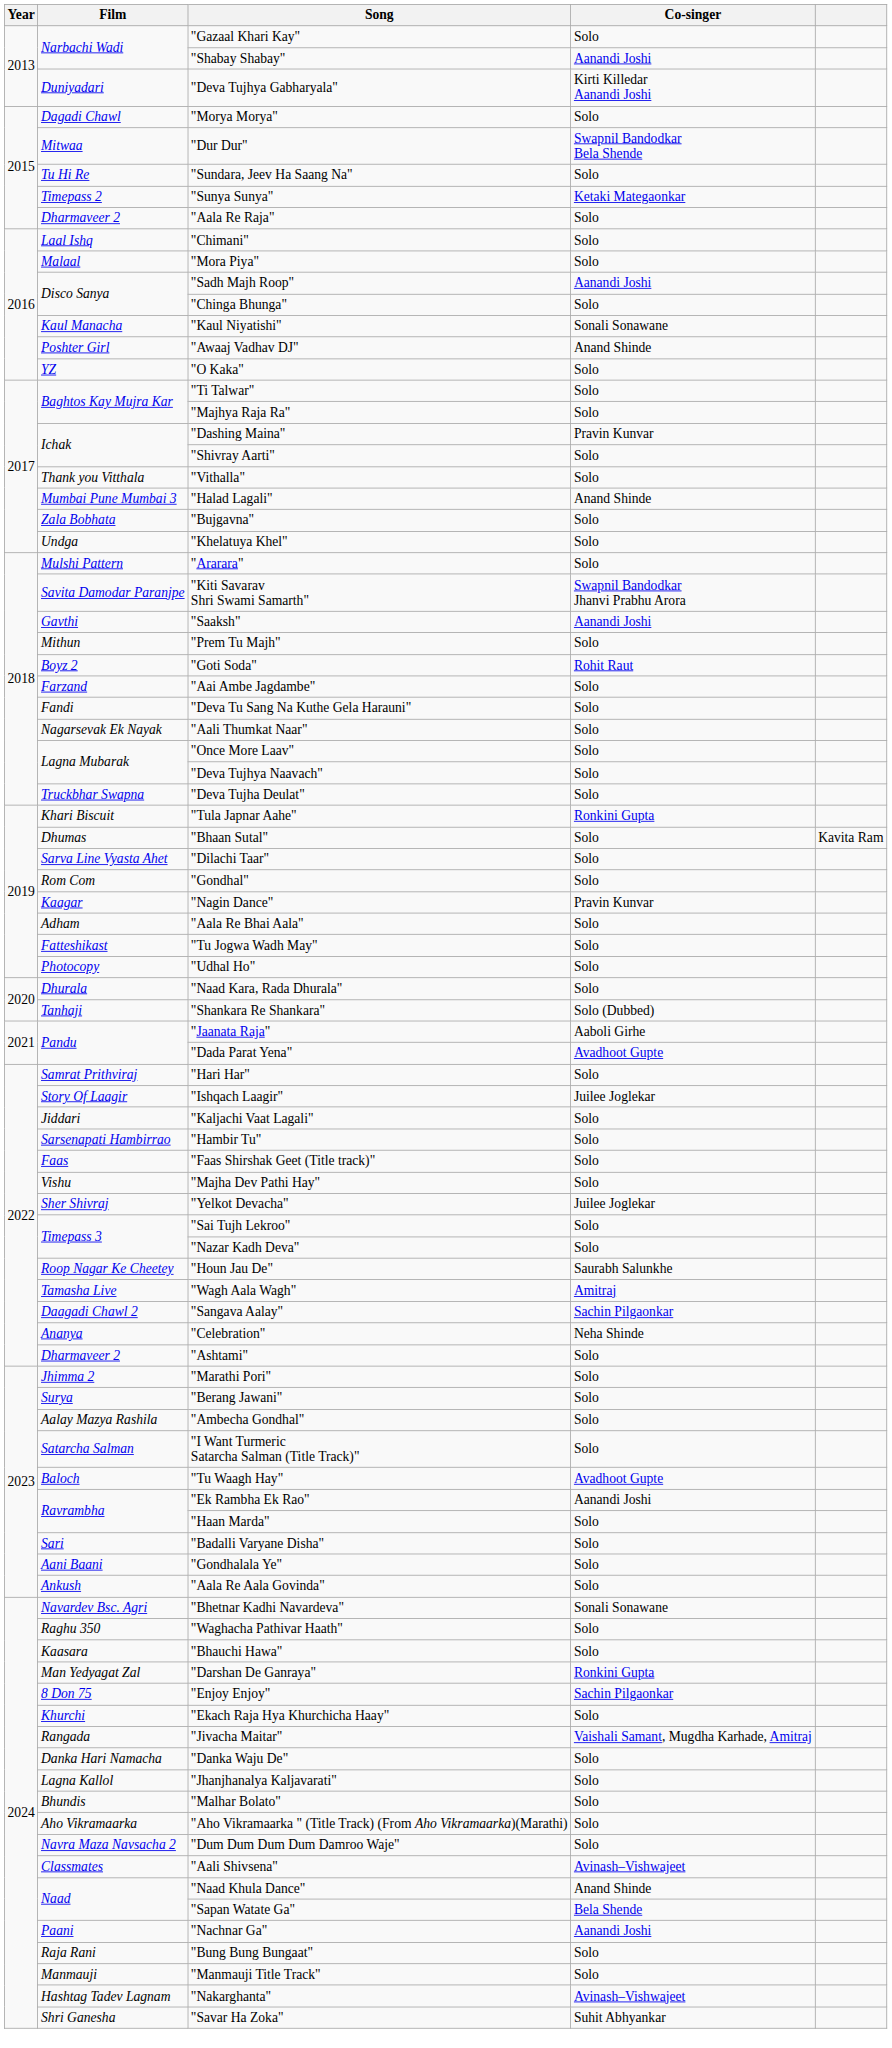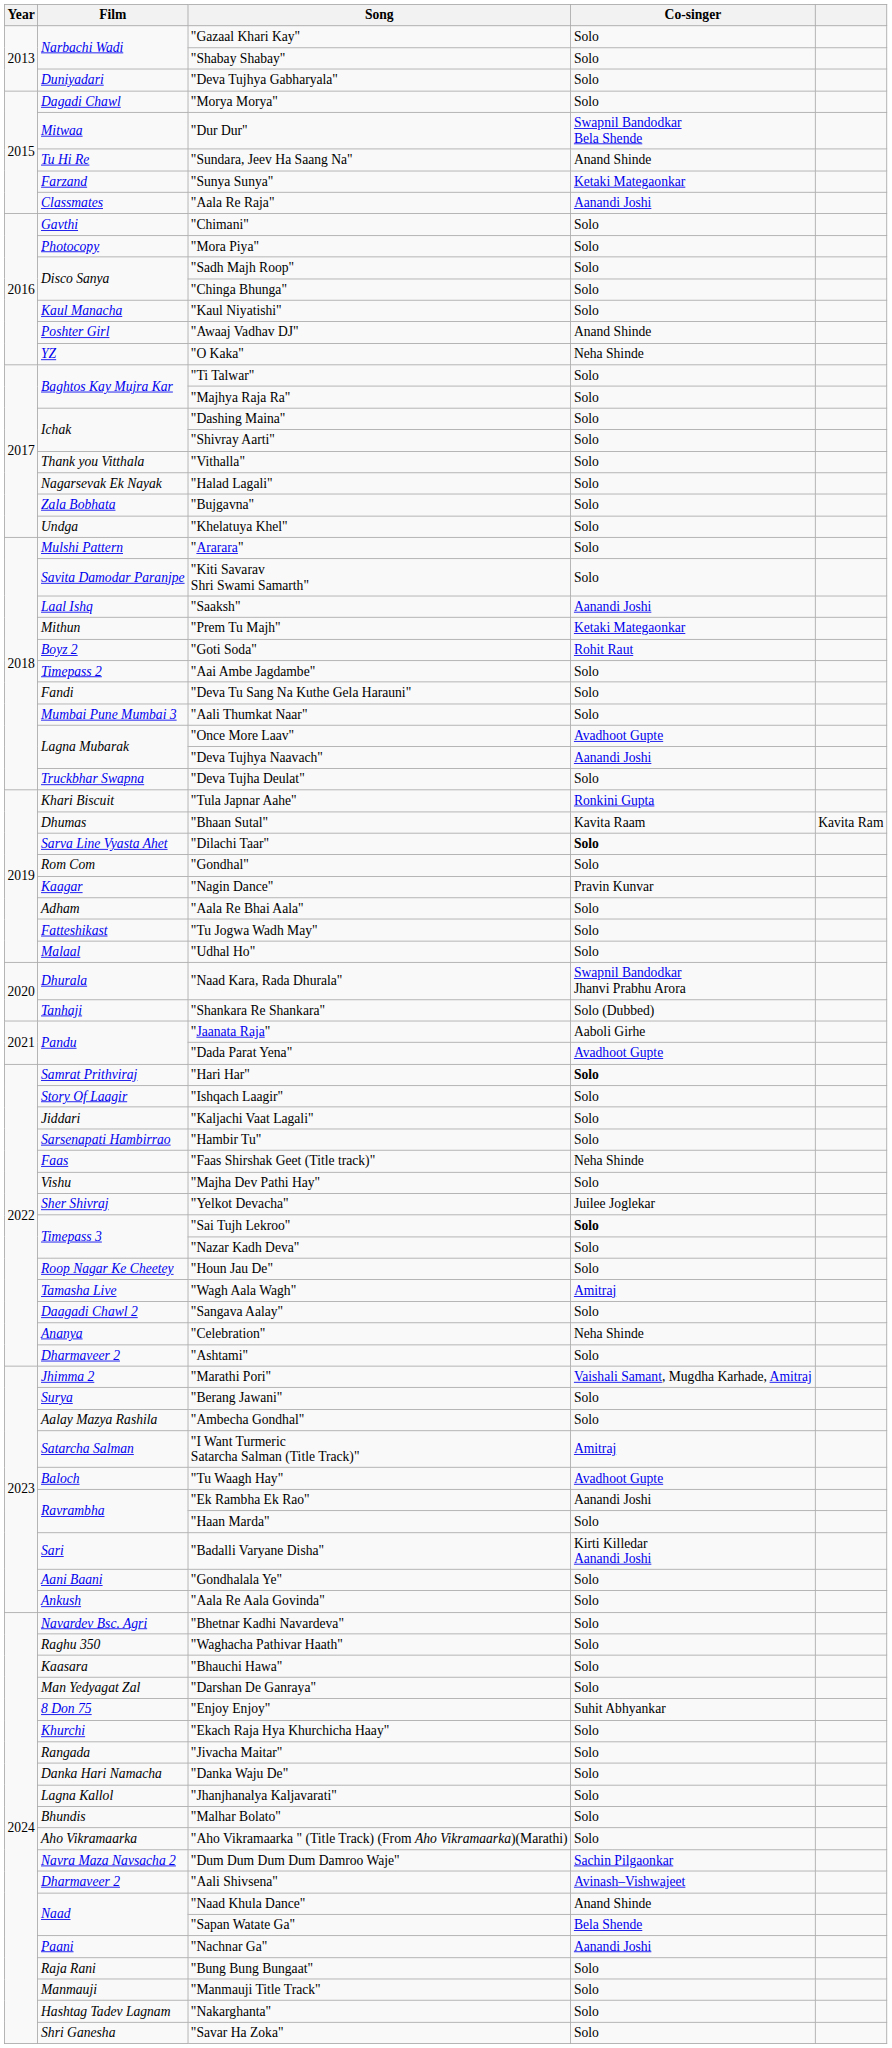(613, 58) Aanandi Joshi -> (586, 58) Solo
(613, 87) Kirti Killedar Aanandi Joshi -> (586, 79) Solo
(586, 175) Solo -> (613, 159) Anand Shinde
(71, 196) Timepass 2 -> (64, 181) Farzand
(81, 218) Dharmaveer 2 -> (72, 203) Classmates
(586, 218) Solo -> (613, 203) Aanandi Joshi
(67, 240) Laal Ishq -> (60, 224) Gavthi
(61, 261) Malaal -> (70, 246) Photocopy
(613, 283) Aanandi Joshi -> (586, 267) Solo
(621, 326) Sonali Sonawane -> (586, 310) Solo
(586, 369) Solo -> (609, 354) Neha Shinde
(614, 434) Pravin Kunvar -> (586, 418) Solo
(109, 498) Mumbai Pune Mumbai 3 -> (101, 483) Nagarsevak Ek Nayak
(613, 498) Anand Shinde -> (586, 483) Solo
(630, 592) Swapnil Bandodkar Jhanvi Prabhu Arora -> (586, 577) Solo
(60, 621) Gavthi -> (67, 606) Laal Ishq
(586, 643) Solo -> (630, 628) Ketaki Mategaonkar
(64, 686) Farzand -> (71, 671) Timepass 2
(101, 729) Nagarsevak Ek Nayak -> (109, 714) Mumbai Pune Mumbai 3
(586, 751) Solo -> (619, 736) Avadhoot Gupte
(586, 772) Solo -> (613, 757) Aanandi Joshi
(586, 837) Solo -> (610, 822) Kavita Raam
(586, 859) normal -> (586, 843) bold
(70, 967) Photocopy -> (61, 951) Malaal
(586, 988) Solo -> (630, 980) Swapnil Bandodkar Jhanvi Prabhu Arora
(586, 1074) normal -> (586, 1074) bold
(615, 1096) Juilee Joglekar -> (586, 1096) Solo
(586, 1161) Solo -> (609, 1161) Neha Shinde
(586, 1225) normal -> (586, 1225) bold
(623, 1269) Saurabh Salunkhe -> (586, 1269) Solo
(624, 1312) Sachin Pilgaonkar -> (586, 1312) Solo
(586, 1376) Solo -> (693, 1376) Vaishali Samant, Mugdha Karhade, Amitraj
(586, 1449) Solo -> (595, 1449) Amitraj
(586, 1543) Solo -> (613, 1550) Kirti Killedar Aanandi Joshi
(621, 1607) Sonali Sonawane -> (586, 1623) Solo
(614, 1672) Ronkini Gupta -> (586, 1687) Solo
(624, 1694) Sachin Pilgaonkar -> (620, 1709) Suhit Abhyankar
(693, 1737) Vaishali Samant, Mugdha Karhade, Amitraj -> (586, 1752) Solo
(586, 1845) Solo -> (624, 1860) Sachin Pilgaonkar
(72, 1866) Classmates -> (81, 1881) Dharmaveer 2
(630, 1996) Avinash–Vishwajeet -> (586, 2011) Solo
(620, 2017) Suhit Abhyankar -> (586, 2032) Solo
